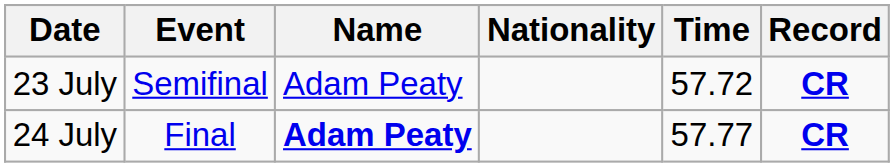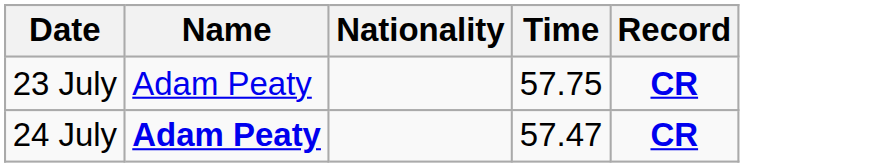- column: (200, 30)
(712, 82) 57.72 -> (561, 82) 57.75
(712, 135) 57.77 -> (561, 135) 57.47
